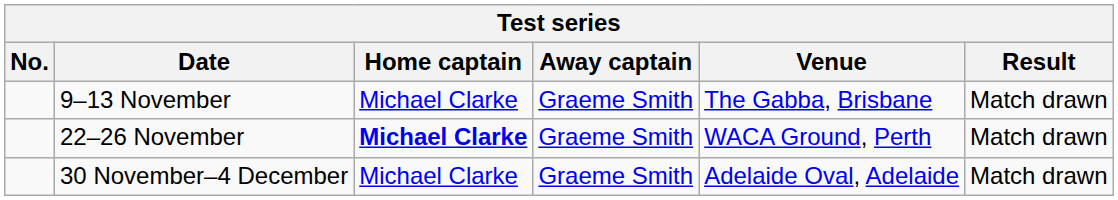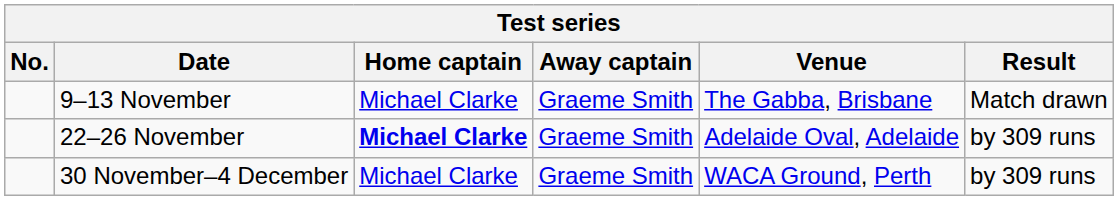(818, 137) WACA Ground, Perth -> (832, 137) Adelaide Oval, Adelaide
(1039, 137) Match drawn -> (1033, 137) by 309 runs
(832, 175) Adelaide Oval, Adelaide -> (818, 175) WACA Ground, Perth
(1039, 175) Match drawn -> (1033, 175) by 309 runs
